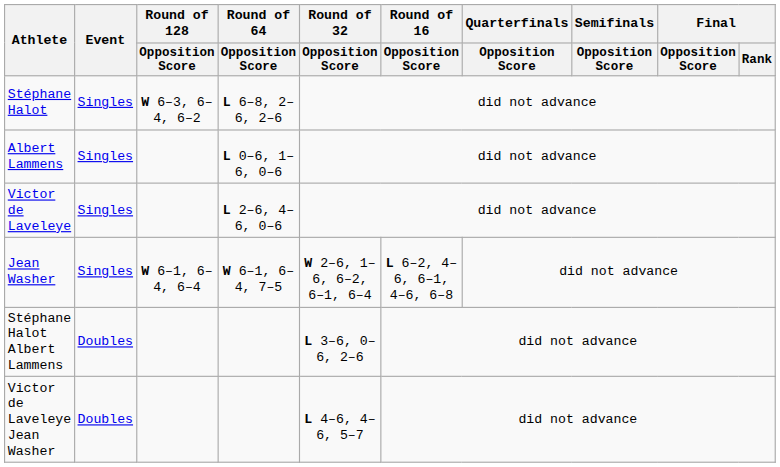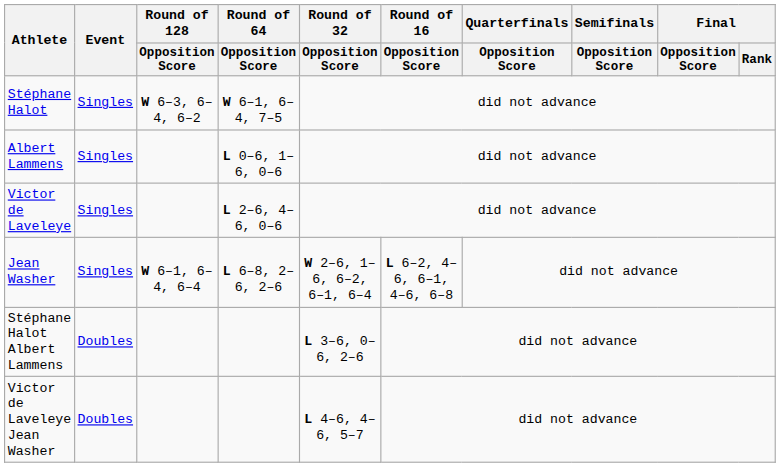(258, 110) L 6–8, 2–6, 2–6 -> (258, 110) W 6–1, 6–4, 7–5
(258, 280) W 6–1, 6–4, 7–5 -> (258, 280) L 6–8, 2–6, 2–6
